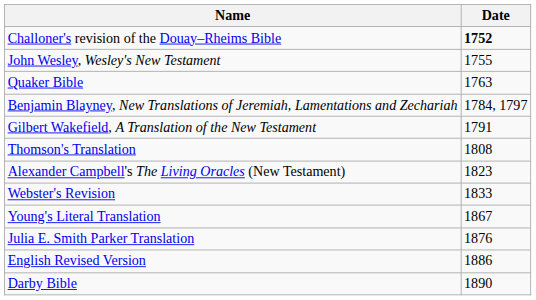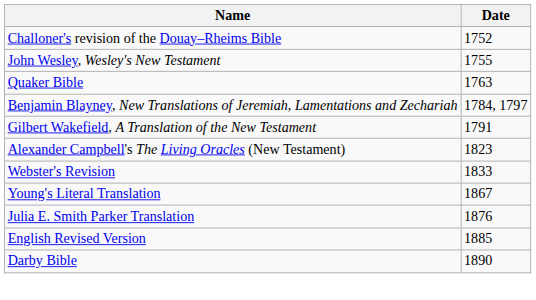(478, 37) bold -> (478, 37) normal
- row: (72, 149)
(478, 261) 1886 -> (478, 238) 1885
